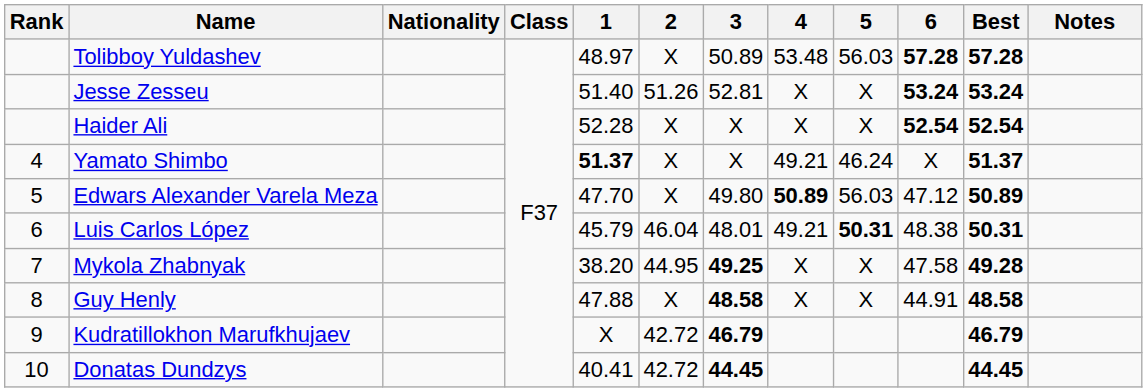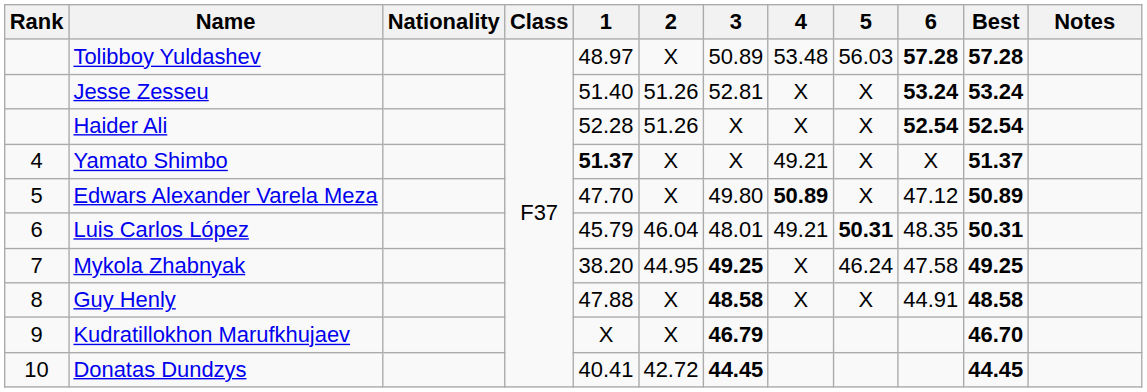(671, 126) X -> (671, 126) 51.26
(866, 160) 46.24 -> (866, 160) X
(866, 195) 56.03 -> (866, 195) X
(931, 230) 48.38 -> (931, 230) 48.35
(866, 265) X -> (866, 265) 46.24
(996, 265) 49.28 -> (996, 265) 49.25
(671, 334) 42.72 -> (671, 334) X
(996, 334) 46.79 -> (996, 334) 46.70
